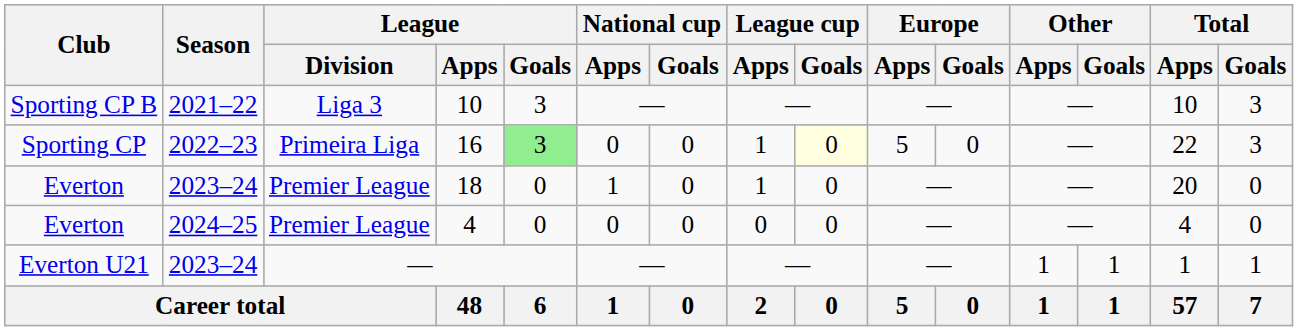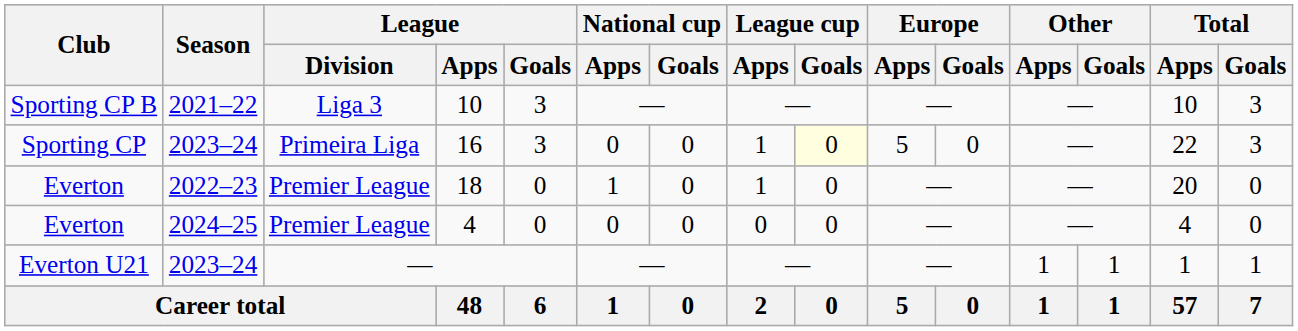(213, 144) 2022–23 -> (213, 144) 2023–24
(540, 144) lightgreen background -> (540, 144) no background
(213, 184) 2023–24 -> (213, 184) 2022–23
